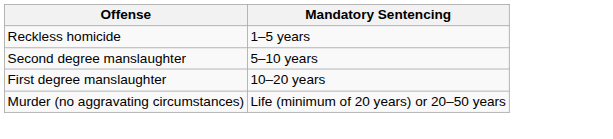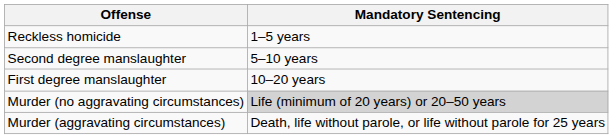(378, 101) no background -> (378, 101) lightgrey background
+ row: (116, 123)
